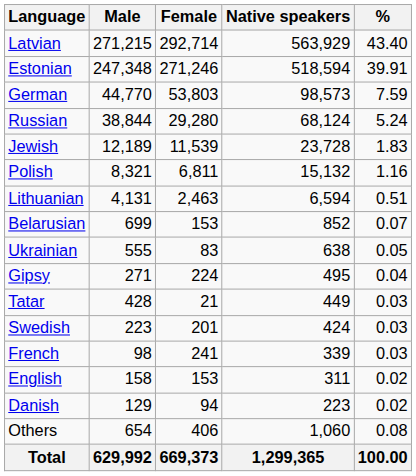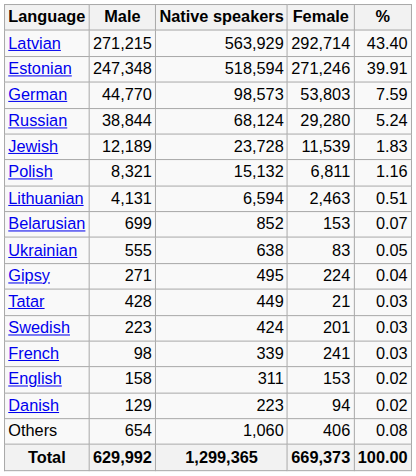columns swapped: (189, 17) <-> (288, 17)
